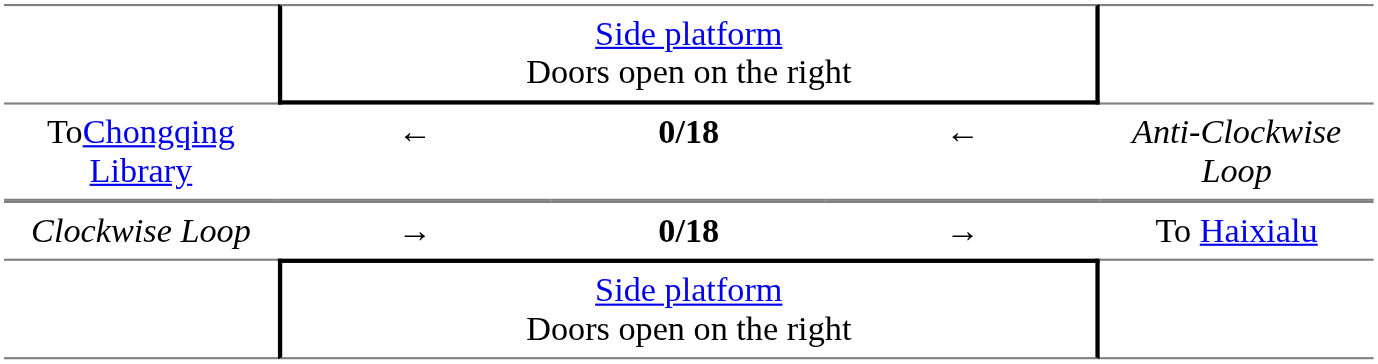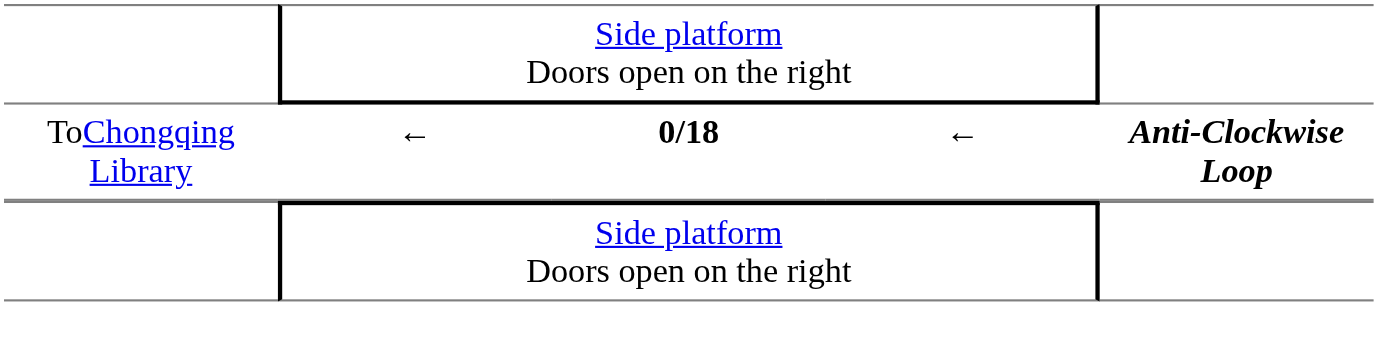(1237, 151) normal -> (1237, 151) bold
- row: (141, 230)
